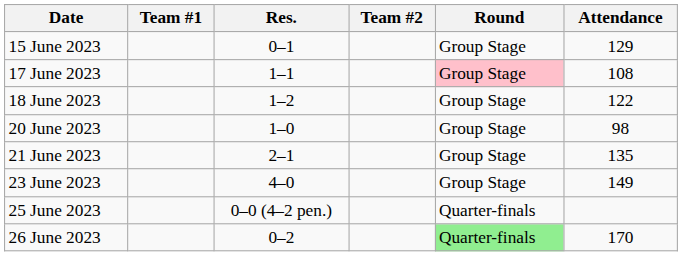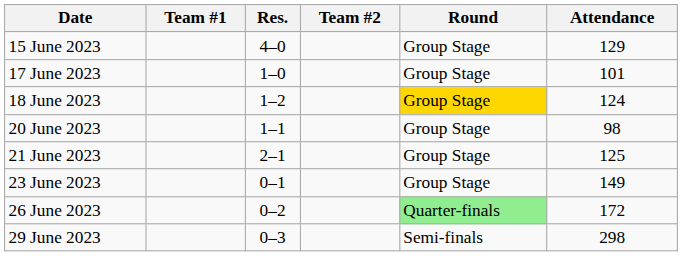(281, 45) 0–1 -> (273, 45) 4–0
(281, 73) 1–1 -> (273, 73) 1–0
(482, 73) pink background -> (447, 73) no background
(620, 73) 108 -> (612, 73) 101
(482, 100) no background -> (447, 100) gold background
(620, 100) 122 -> (612, 100) 124
(281, 127) 1–0 -> (273, 127) 1–1
(620, 155) 135 -> (612, 155) 125
(281, 182) 4–0 -> (273, 182) 0–1
- row: (55, 210)
(620, 237) 170 -> (612, 210) 172
+ row: (55, 237)
